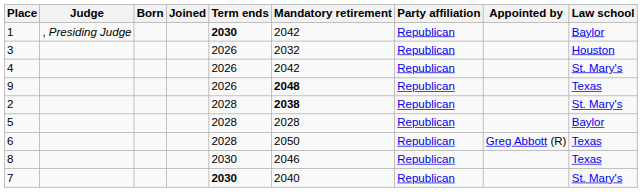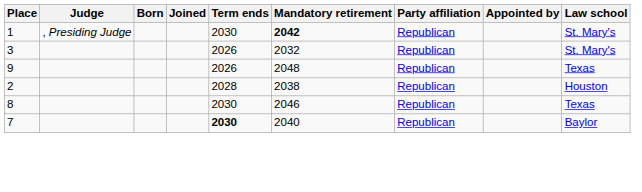(224, 31) bold -> (224, 31) normal
(287, 31) normal -> (287, 31) bold
(588, 31) Baylor -> (590, 31) St. Mary's
(593, 50) Houston -> (590, 50) St. Mary's
- row: (10, 68)
(287, 86) bold -> (287, 68) normal
(287, 104) bold -> (287, 86) normal
(597, 104) St. Mary's -> (586, 86) Houston
- row: (10, 123)
- row: (10, 141)
(597, 178) St. Mary's -> (581, 123) Baylor
